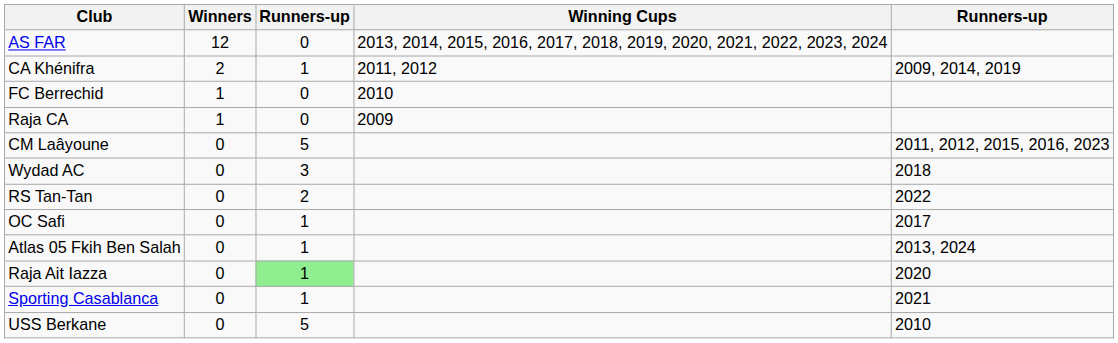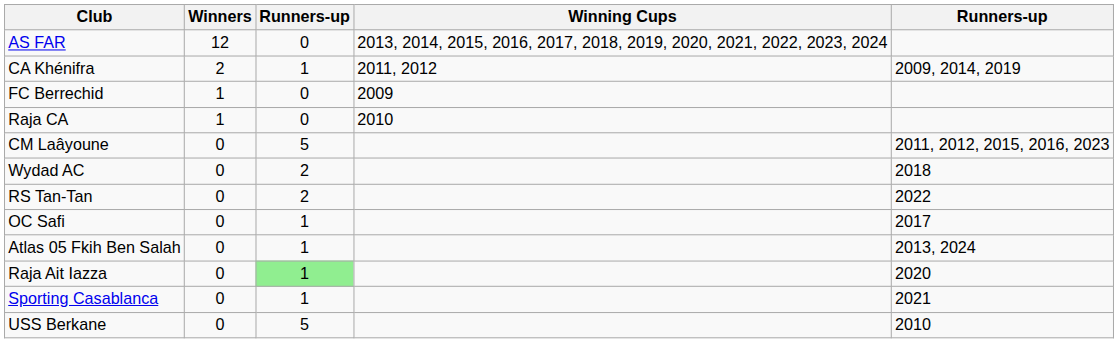(375, 94) 2010 -> (375, 94) 2009
(375, 119) 2009 -> (375, 119) 2010
(305, 171) 3 -> (305, 171) 2
